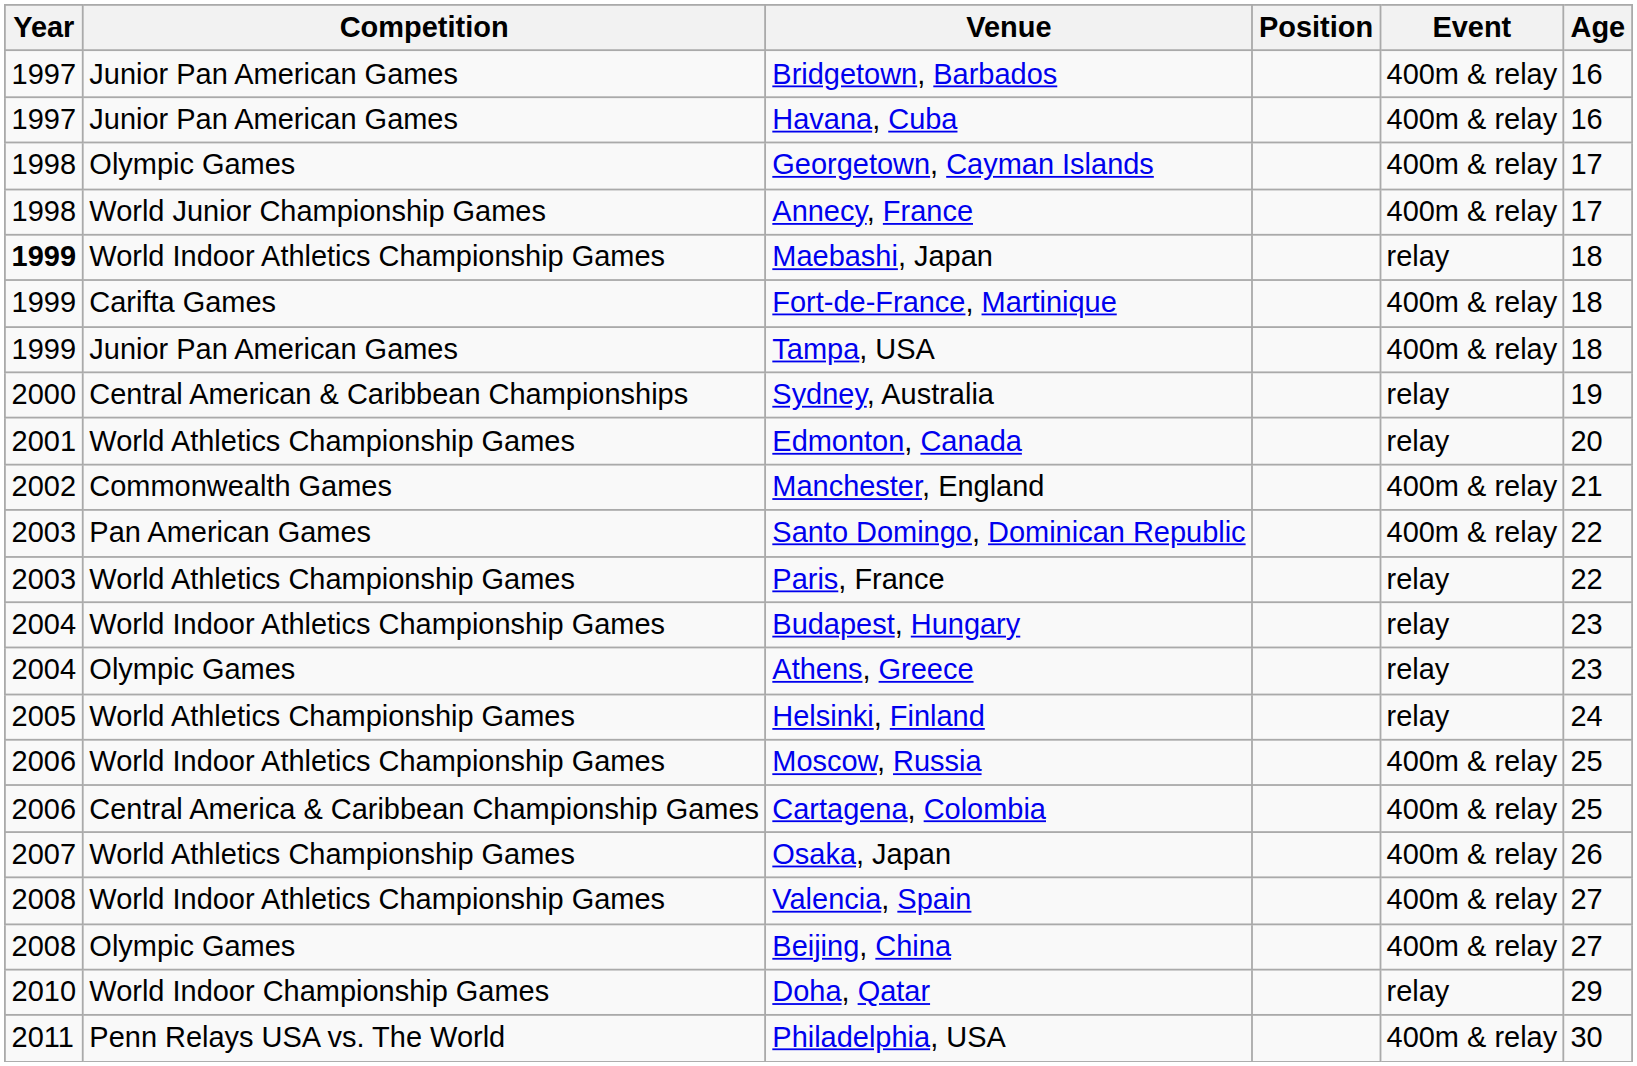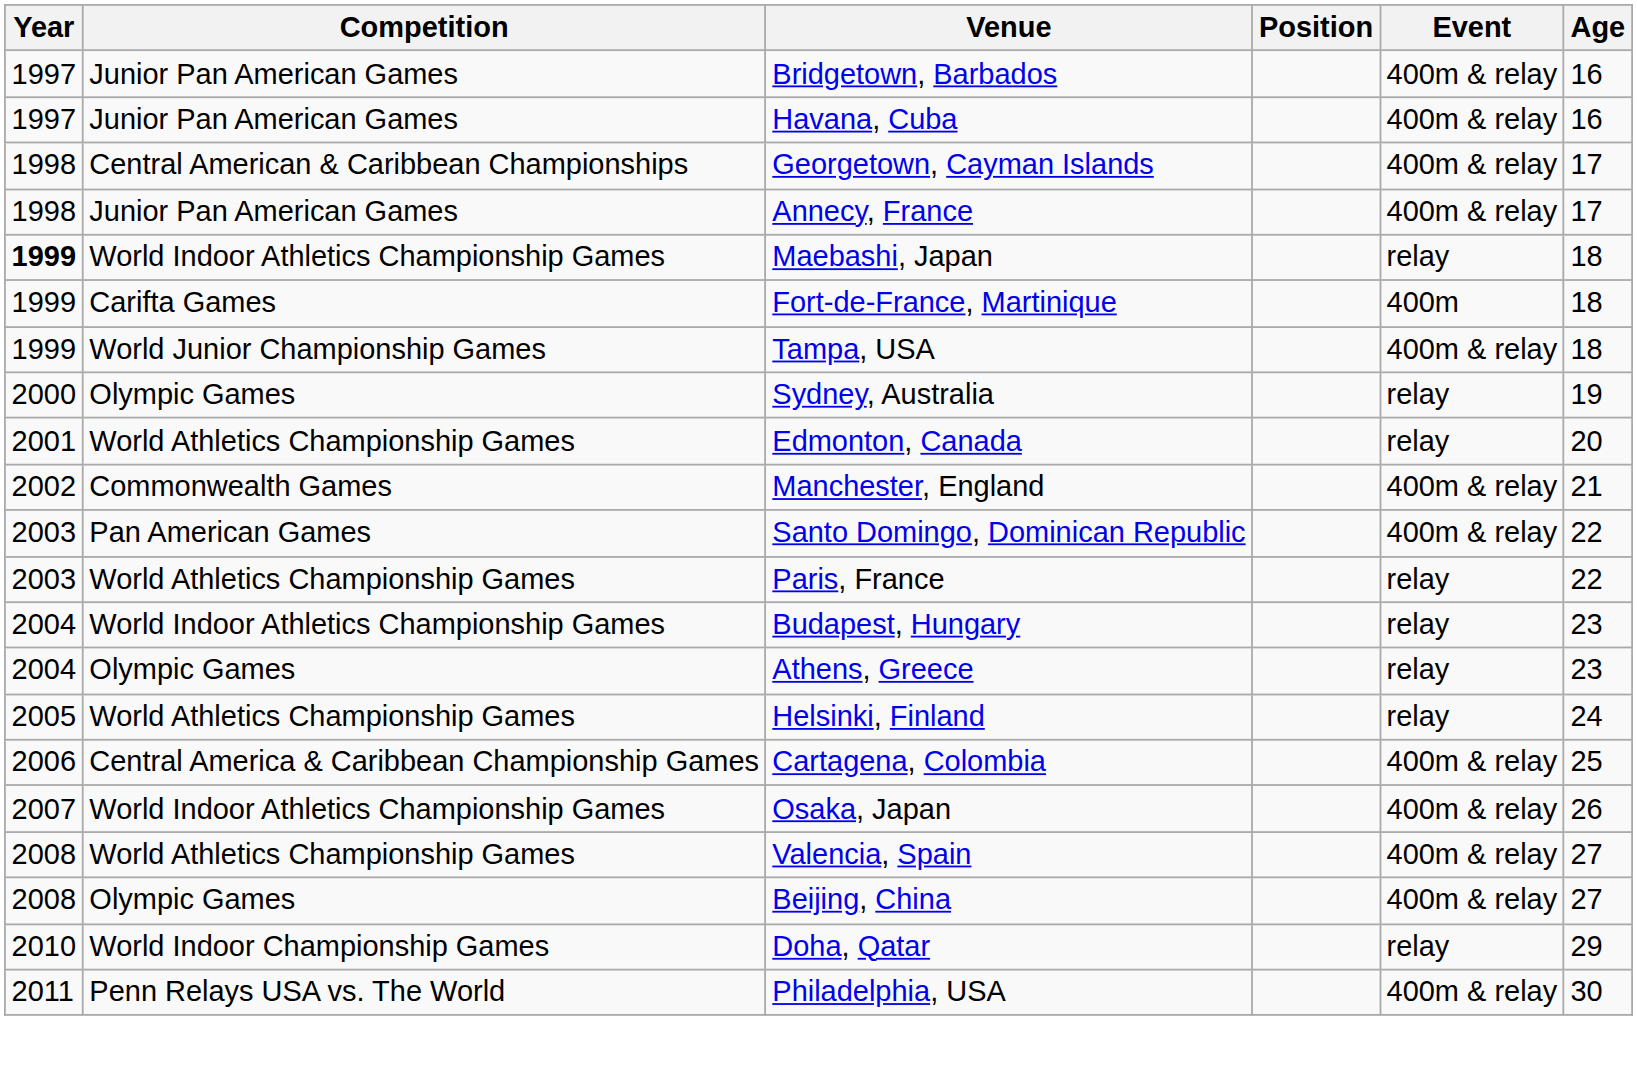(192, 165) Olympic Games -> (389, 165) Central American & Caribbean Championships
(318, 211) World Junior Championship Games -> (274, 211) Junior Pan American Games
(1472, 303) 400m & relay -> (1423, 303) 400m
(274, 348) Junior Pan American Games -> (318, 348) World Junior Championship Games
(389, 394) Central American & Caribbean Championships -> (192, 394) Olympic Games
- row: (877, 762)
(332, 854) World Athletics Championship Games -> (377, 808) World Indoor Athletics Championship Games
(377, 900) World Indoor Athletics Championship Games -> (332, 854) World Athletics Championship Games
